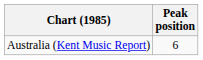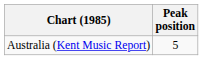(175, 45) 6 -> (175, 45) 5
